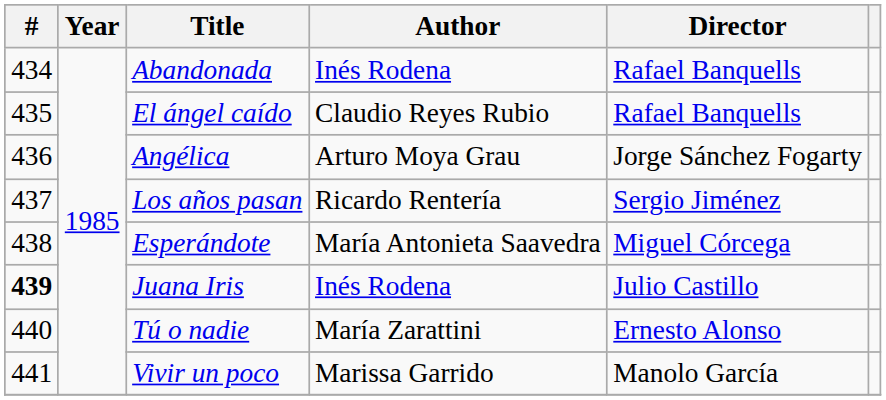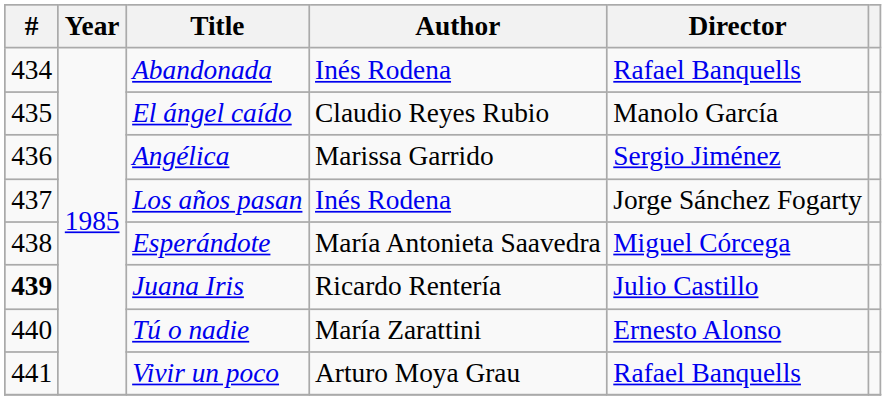(707, 112) Rafael Banquells -> (696, 112) Manolo García
(418, 156) Arturo Moya Grau -> (404, 156) Marissa Garrido
(738, 156) Jorge Sánchez Fogarty -> (697, 156) Sergio Jiménez
(408, 199) Ricardo Rentería -> (383, 199) Inés Rodena
(697, 199) Sergio Jiménez -> (738, 199) Jorge Sánchez Fogarty
(383, 286) Inés Rodena -> (408, 286) Ricardo Rentería
(404, 373) Marissa Garrido -> (418, 373) Arturo Moya Grau
(696, 373) Manolo García -> (707, 373) Rafael Banquells
